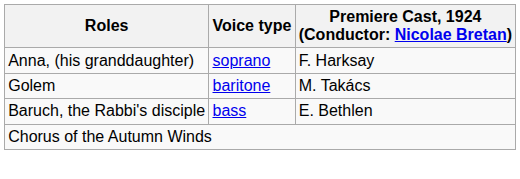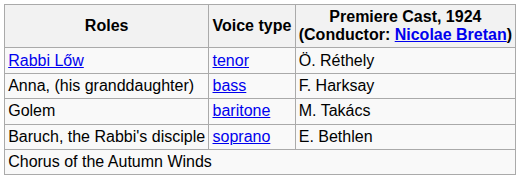+ row: (46, 60)
(241, 60) soprano -> (229, 85) bass
(229, 111) bass -> (241, 136) soprano
